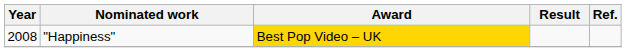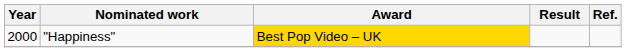(22, 36) 2008 -> (22, 36) 2000
